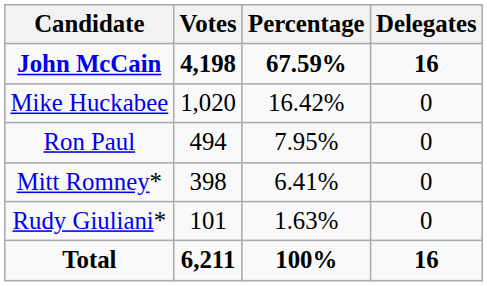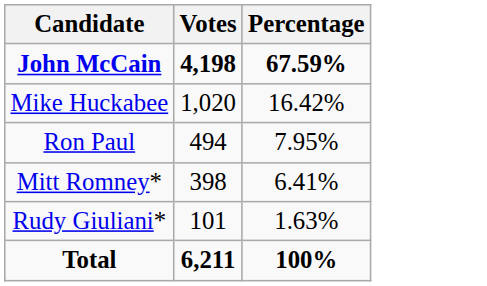- column: (426, 24)
